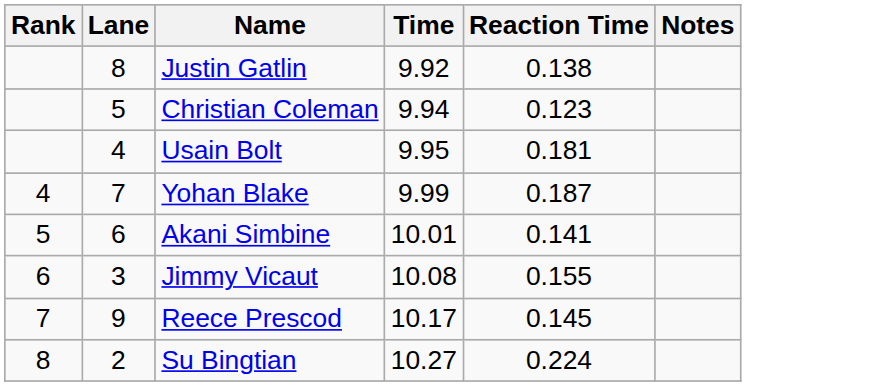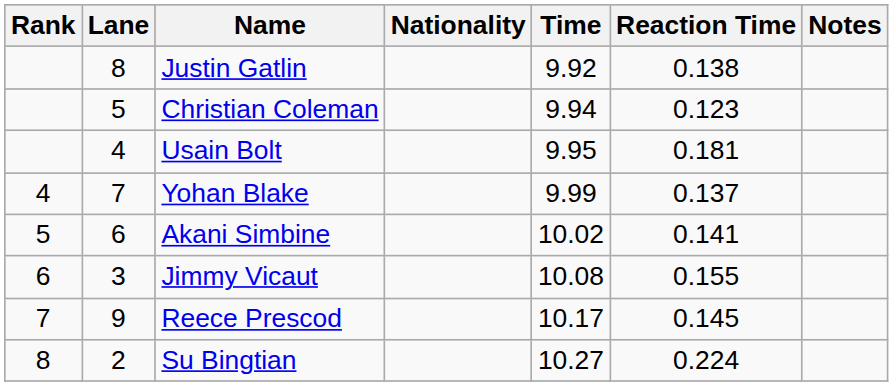+ column: (458, 25)
(559, 192) 0.187 -> (706, 192) 0.137
(424, 234) 10.01 -> (571, 234) 10.02
